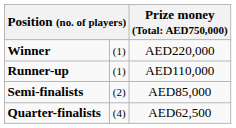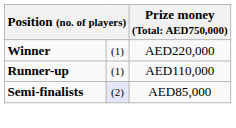(119, 92) no background -> (117, 92) lavender background
- row: (54, 112)
